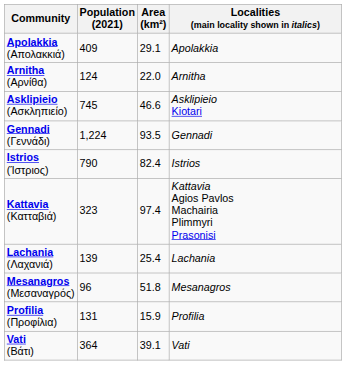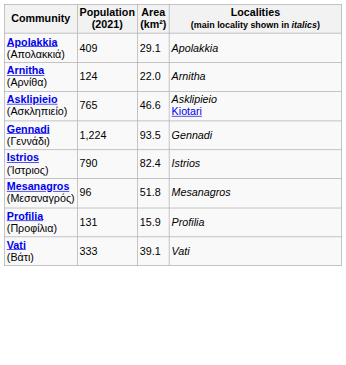(107, 106) 745 -> (107, 106) 765
- row: (32, 211)
- row: (30, 258)
(107, 346) 364 -> (107, 251) 333
